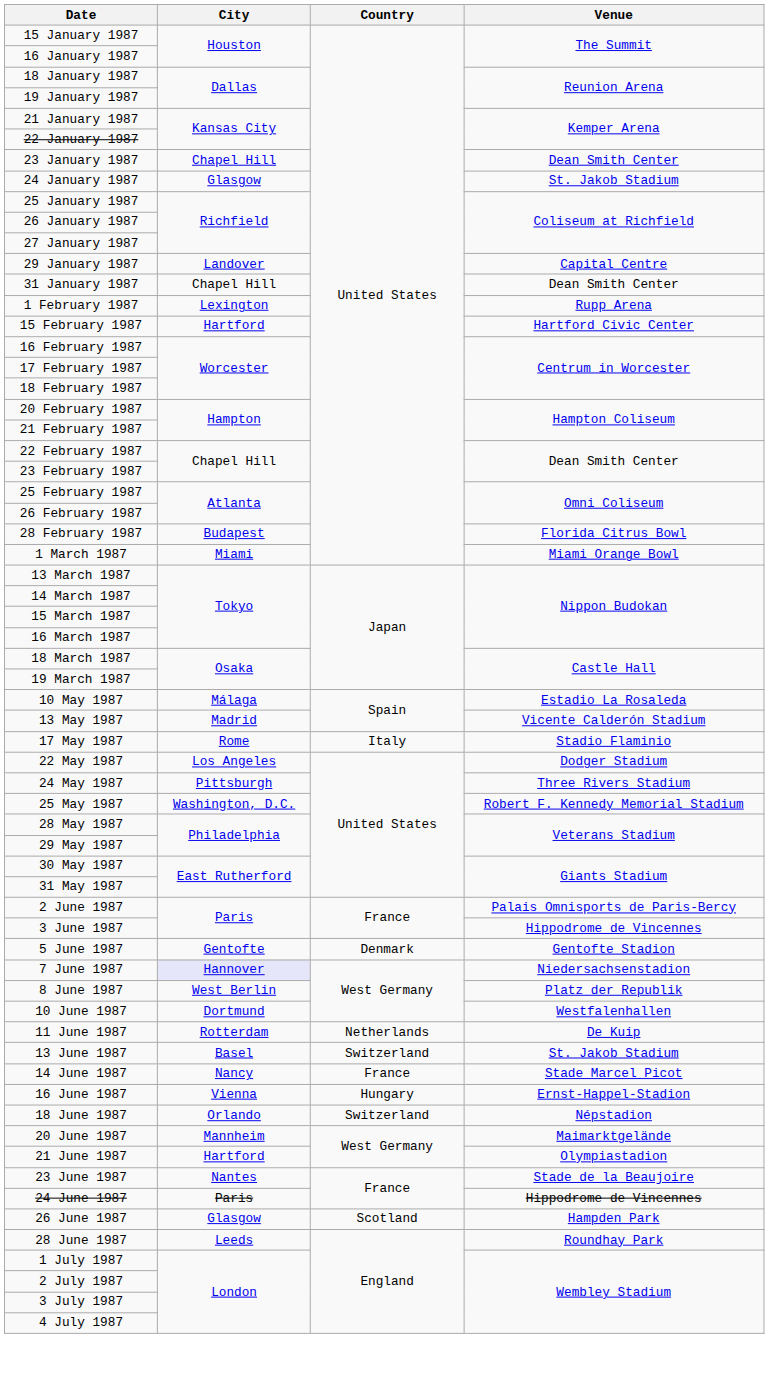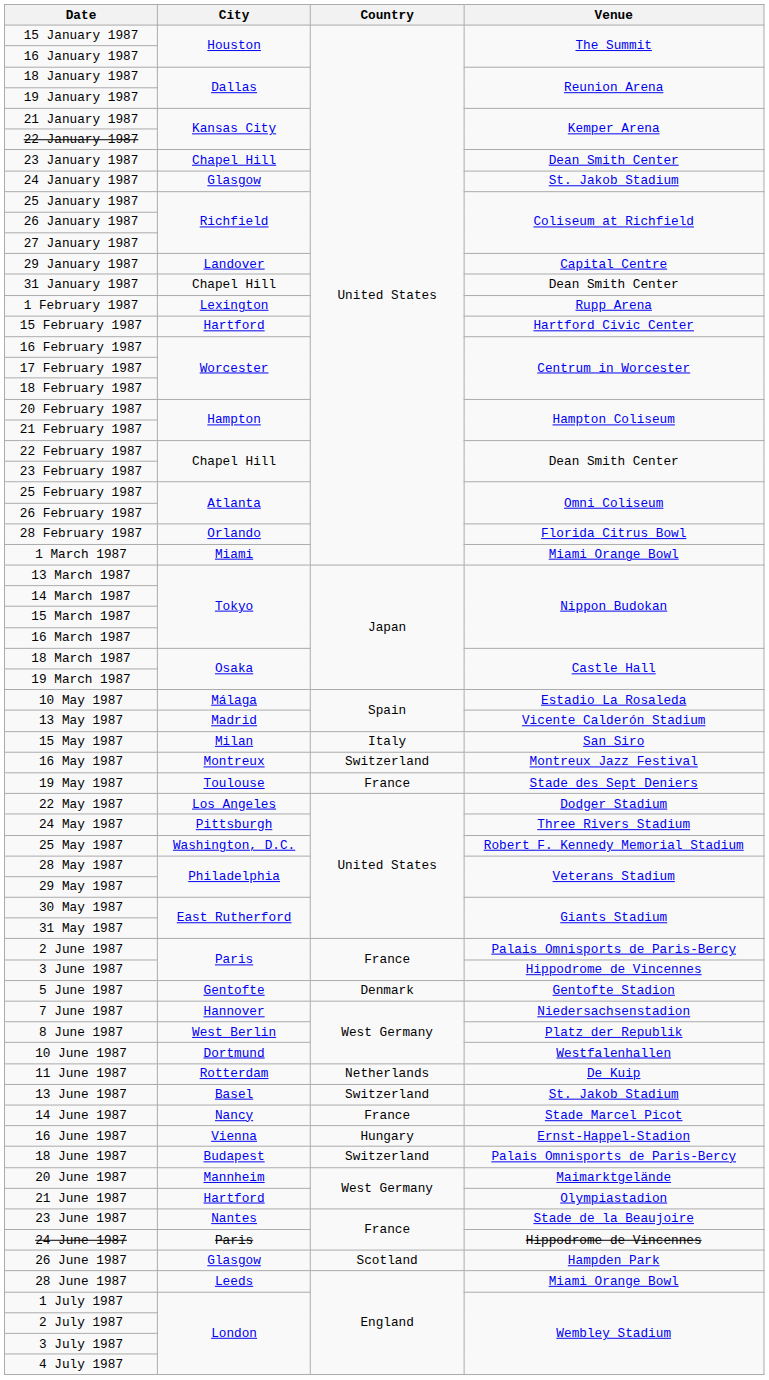(234, 534) Budapest -> (234, 534) Orlando
+ row: (81, 742)
+ row: (81, 762)
- row: (81, 742)
+ row: (81, 783)
(234, 970) lavender background -> (234, 1012) no background
(234, 1115) Orlando -> (234, 1157) Budapest
(614, 1115) Népstadion -> (614, 1157) Palais Omnisports de Paris-Bercy
(614, 1240) Roundhay Park -> (614, 1281) Miami Orange Bowl
